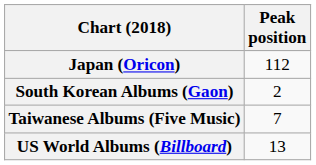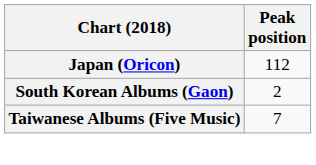- row: (124, 145)
